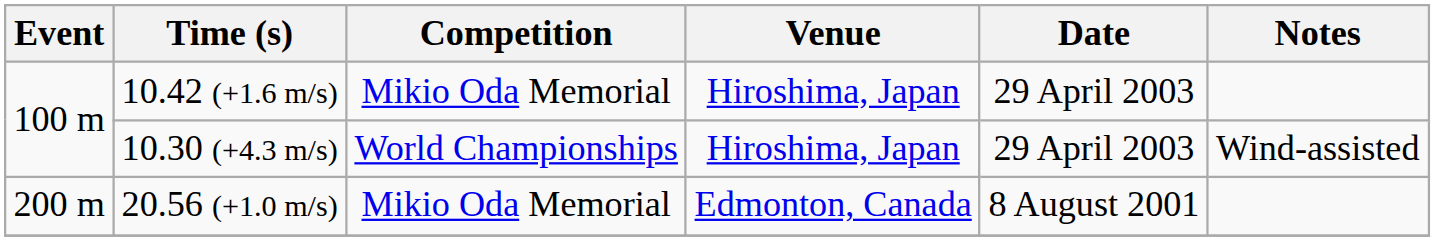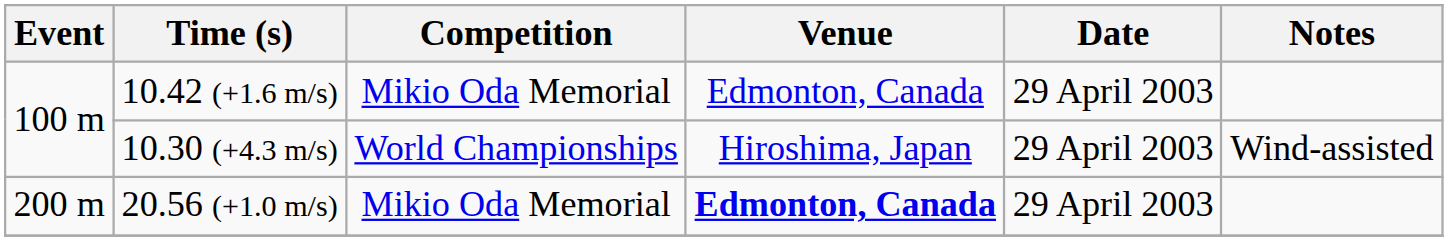(833, 90) Hiroshima, Japan -> (845, 90) Edmonton, Canada
(833, 205) normal -> (845, 205) bold
(1094, 205) 8 August 2001 -> (1113, 205) 29 April 2003
